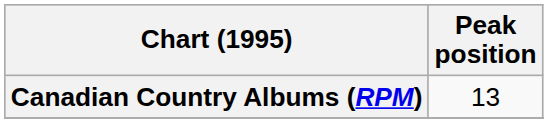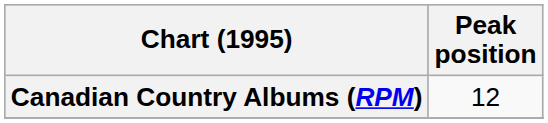(486, 96) 13 -> (486, 96) 12
